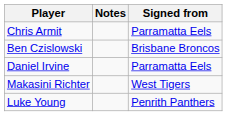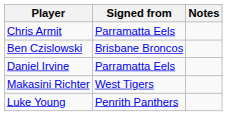columns swapped: (175, 13) <-> (110, 13)
